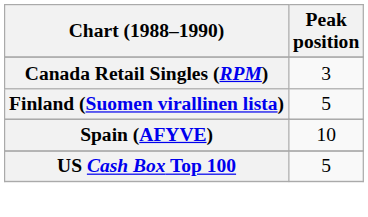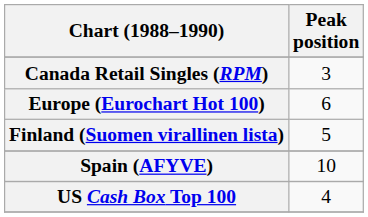+ row: (147, 103)
(326, 165) 5 -> (326, 196) 4
